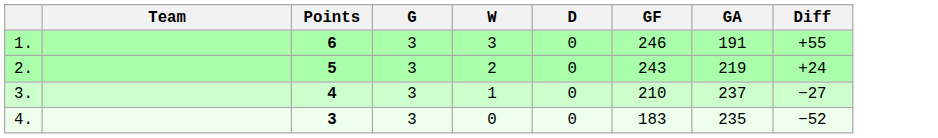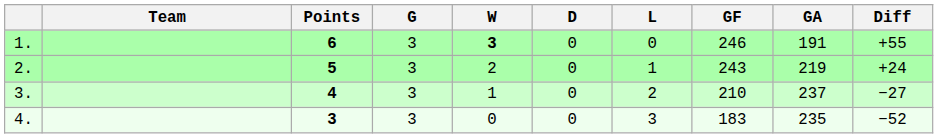+ column: (652, 17)
(492, 43) normal -> (492, 43) bold
